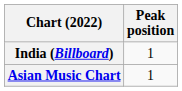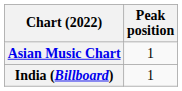rows swapped: (64, 53) <-> (64, 75)
